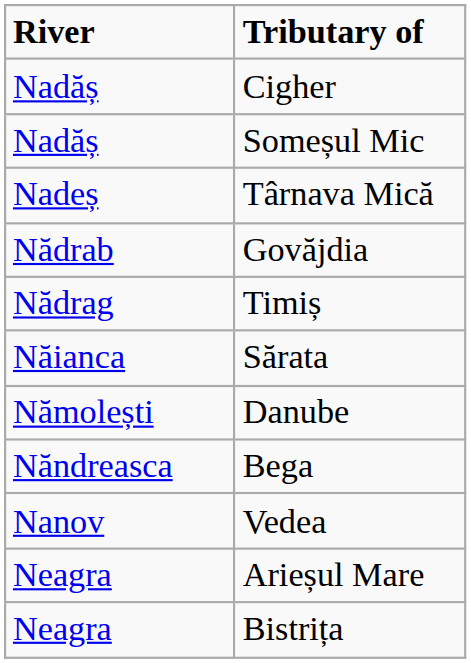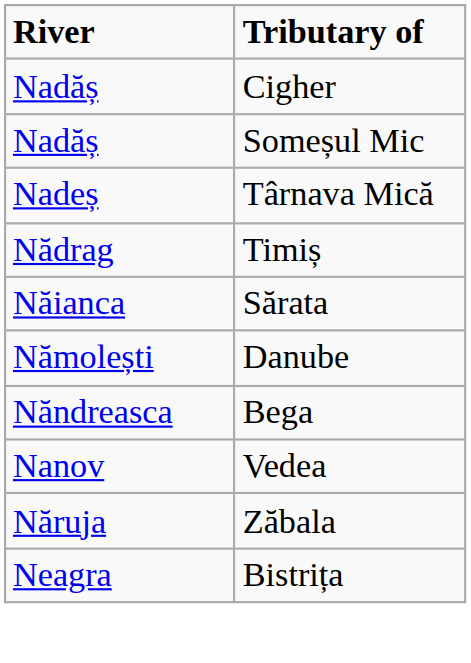- row: (306, 248)
+ row: (289, 520)
- row: (334, 574)
